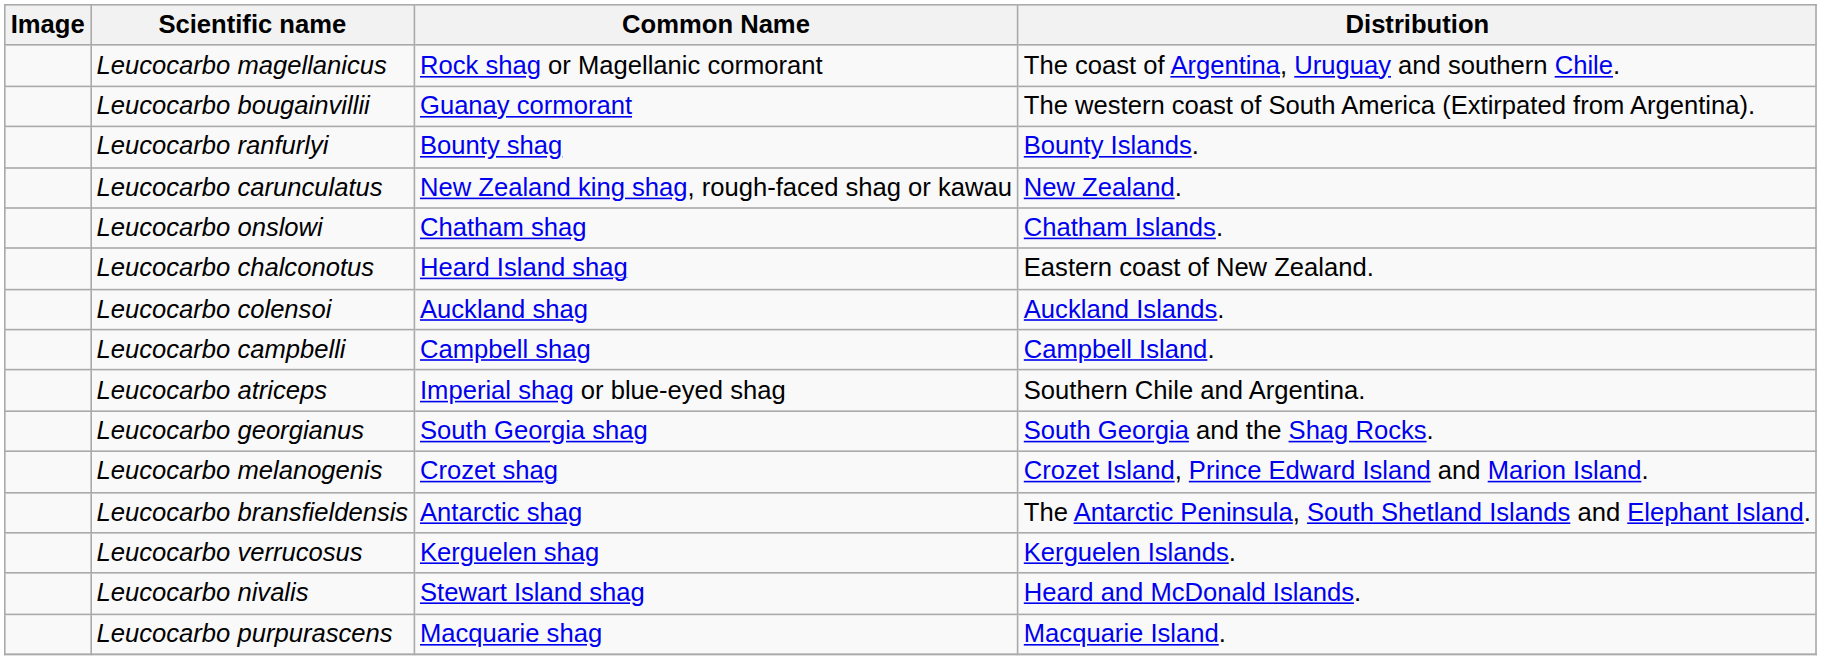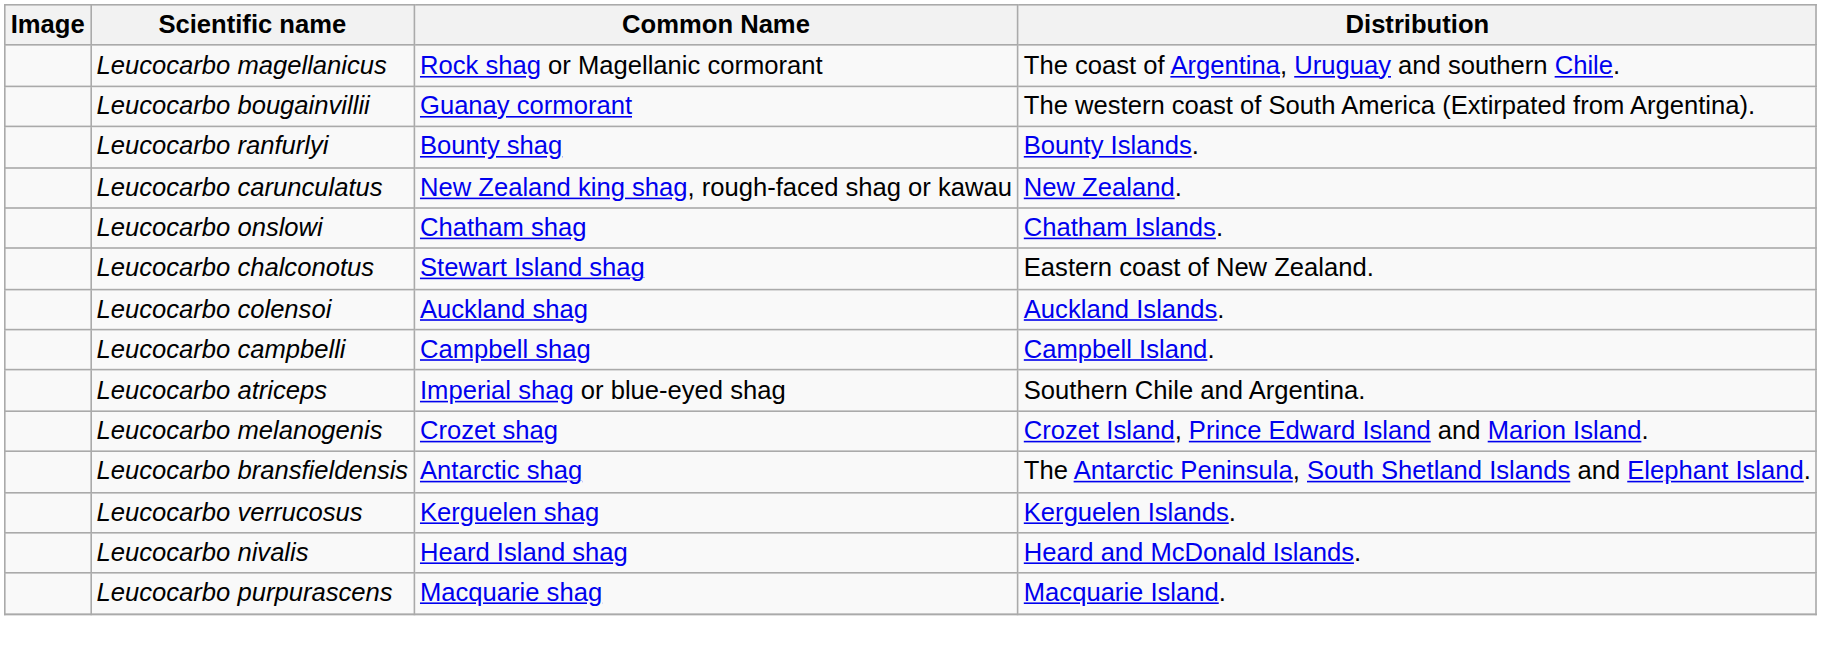(524, 268) Heard Island shag -> (532, 268) Stewart Island shag
- row: (230, 430)
(532, 593) Stewart Island shag -> (524, 552) Heard Island shag
